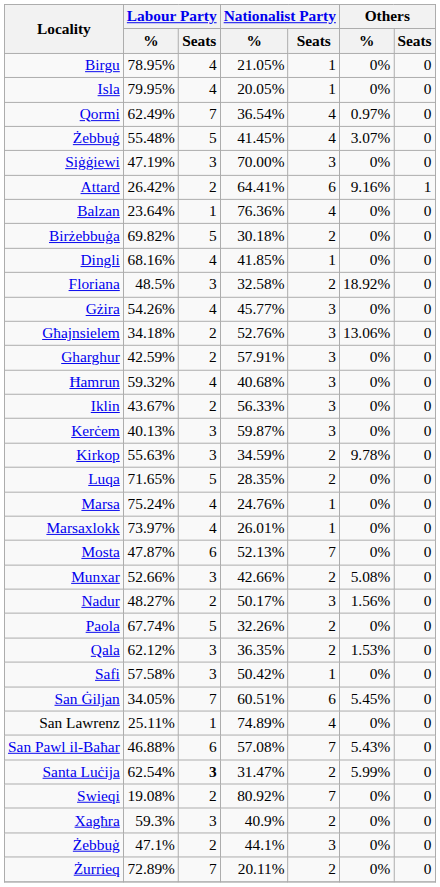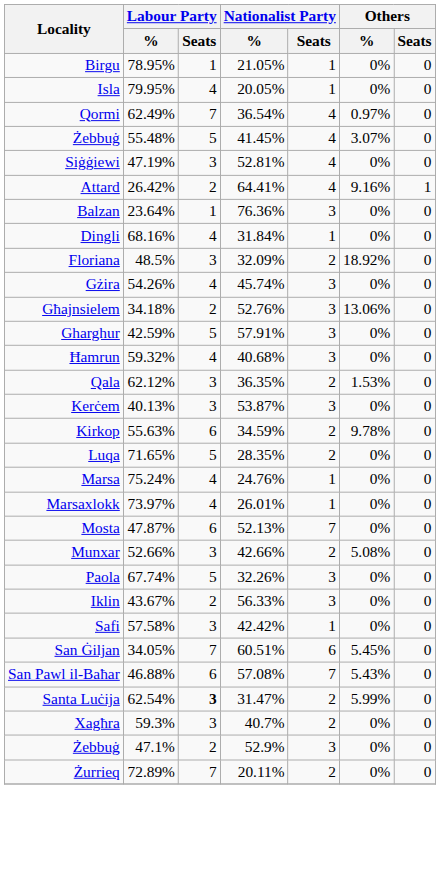(213, 65) 4 -> (213, 65) 1
(261, 162) 70.00% -> (261, 162) 52.81%
(332, 162) 3 -> (332, 162) 4
(332, 187) 6 -> (332, 187) 4
(332, 211) 4 -> (332, 211) 3
- row: (84, 235)
(261, 260) 41.85% -> (261, 235) 31.84%
(261, 284) 32.58% -> (261, 260) 32.09%
(261, 308) 45.77% -> (261, 284) 45.74%
(213, 357) 2 -> (213, 333) 5
rows swapped: (105, 406) <-> (105, 650)
(261, 430) 59.87% -> (261, 406) 53.87%
(213, 455) 3 -> (213, 430) 6
- row: (101, 601)
(332, 625) 2 -> (332, 576) 3
(261, 674) 50.42% -> (261, 625) 42.42%
- row: (79, 723)
- row: (98, 796)
(265, 820) 40.9% -> (265, 723) 40.7%
(265, 844) 44.1% -> (265, 747) 52.9%
